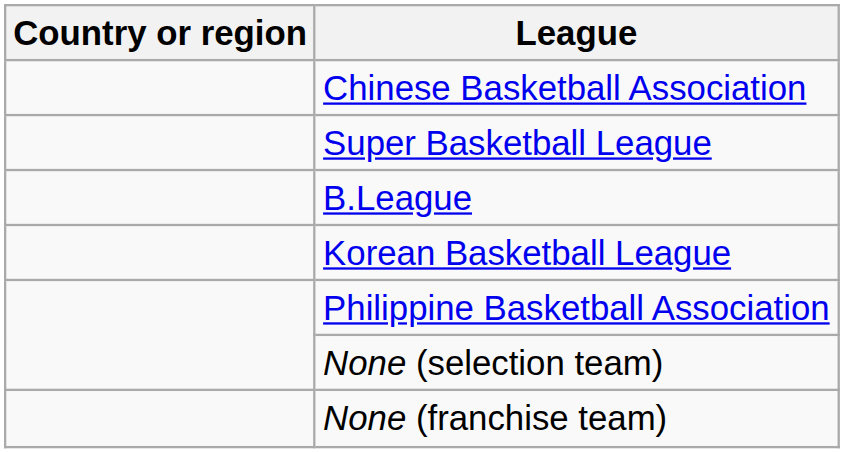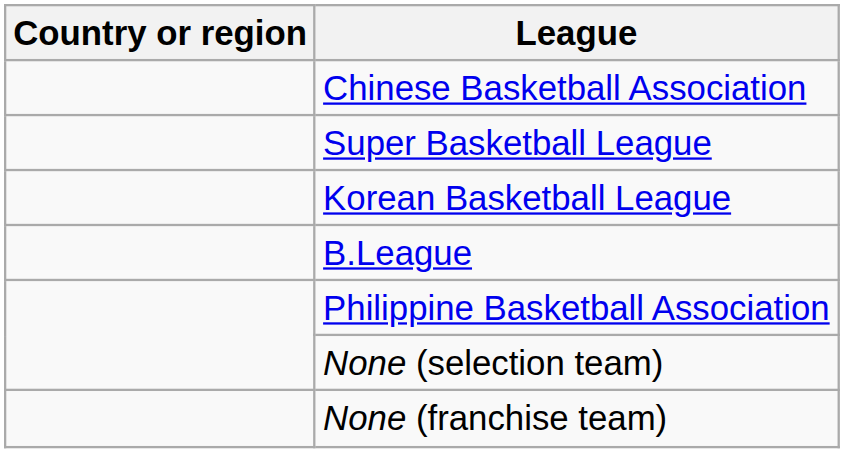rows swapped: (398, 198) <-> (527, 253)
